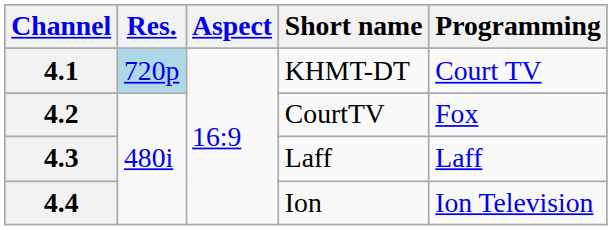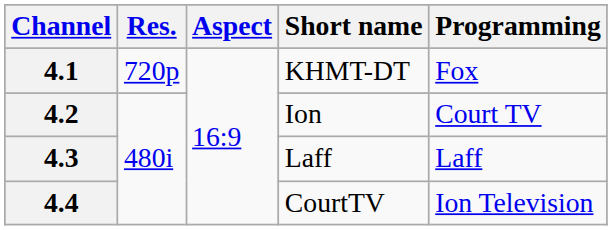(152, 70) lightblue background -> (152, 70) no background
(488, 70) Court TV -> (457, 70) Fox
(335, 114) CourtTV -> (303, 114) Ion
(457, 114) Fox -> (488, 114) Court TV
(303, 202) Ion -> (335, 202) CourtTV
